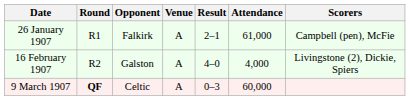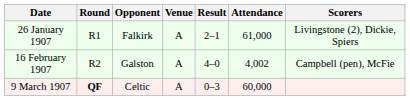(345, 35) Campbell (pen), McFie -> (345, 35) Livingstone (2), Dickie, Spiers
(257, 64) 4,000 -> (257, 64) 4,002
(345, 64) Livingstone (2), Dickie, Spiers -> (345, 64) Campbell (pen), McFie
